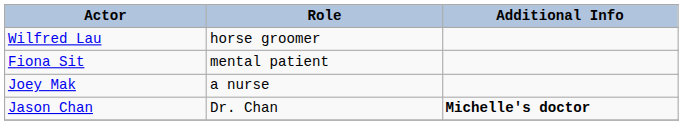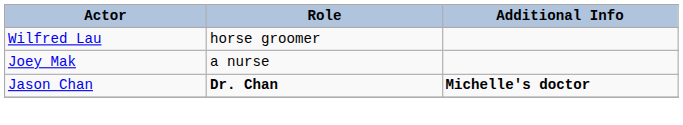- row: (46, 62)
(244, 108) normal -> (244, 85) bold
